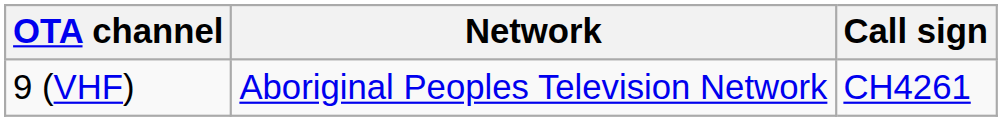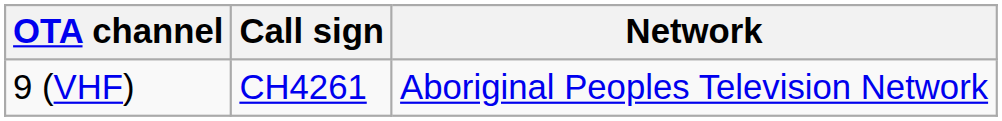columns swapped: (916, 32) <-> (533, 32)
